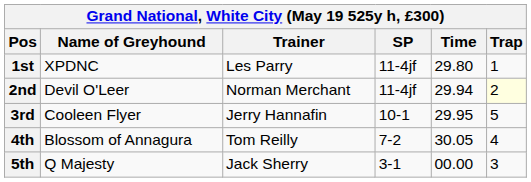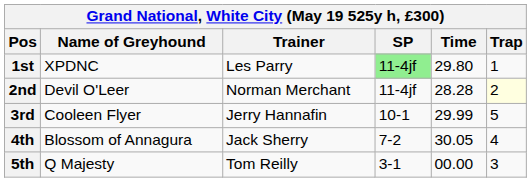(398, 66) no background -> (398, 66) lightgreen background
(454, 90) 29.94 -> (454, 90) 28.28
(454, 115) 29.95 -> (454, 115) 29.99
(262, 139) Tom Reilly -> (267, 139) Jack Sherry
(267, 164) Jack Sherry -> (262, 164) Tom Reilly
